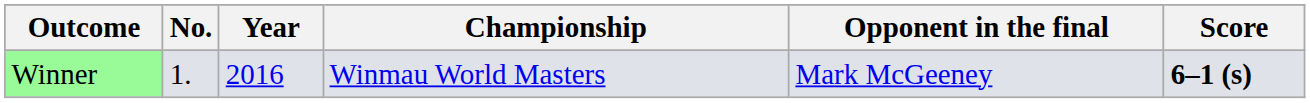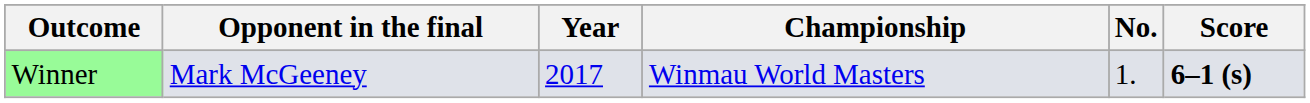columns swapped: (191, 27) <-> (976, 27)
(255, 73) 2016 -> (574, 73) 2017
